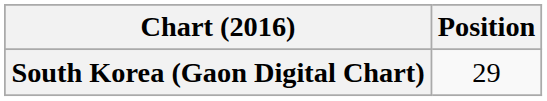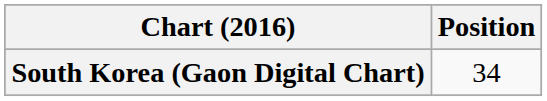(487, 71) 29 -> (487, 71) 34
